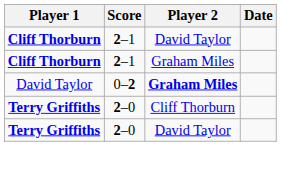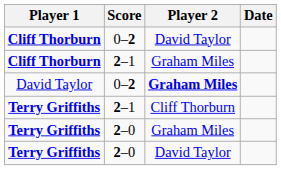(124, 38) 2–1 -> (124, 38) 0–2
(124, 107) 2–0 -> (124, 107) 2–1
+ row: (54, 130)
